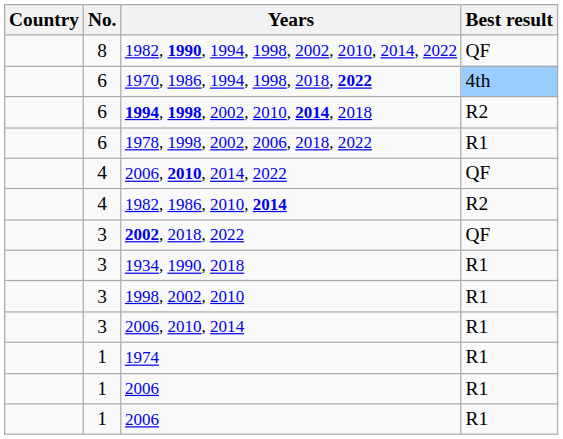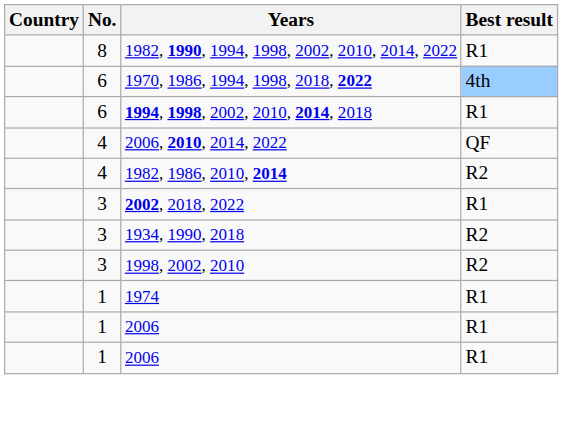(478, 50) QF -> (477, 50) R1
(477, 111) R2 -> (477, 111) R1
- row: (102, 142)
(478, 234) QF -> (477, 204) R1
(477, 265) R1 -> (477, 234) R2
(477, 296) R1 -> (477, 265) R2
- row: (102, 326)
